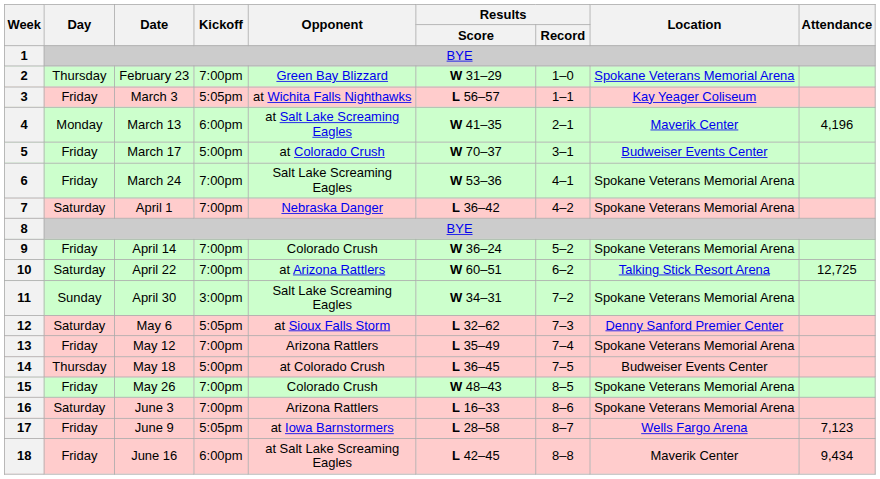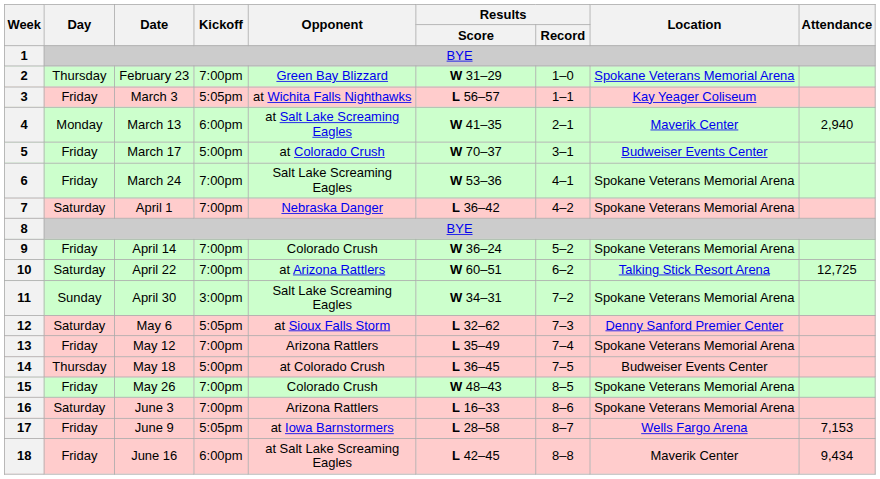(837, 124) 4,196 -> (837, 124) 2,940
(837, 428) 7,123 -> (837, 428) 7,153
